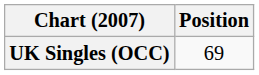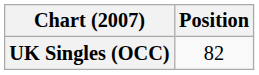(214, 52) 69 -> (214, 52) 82
